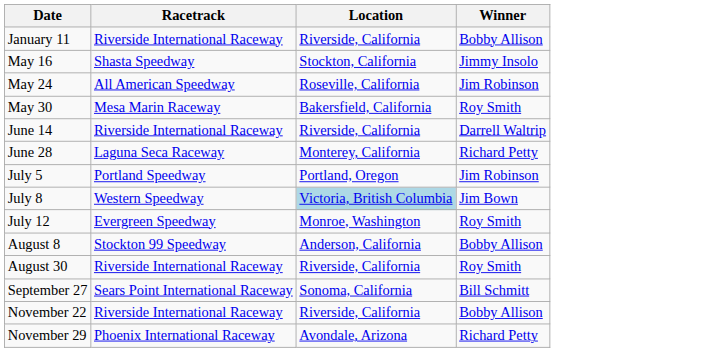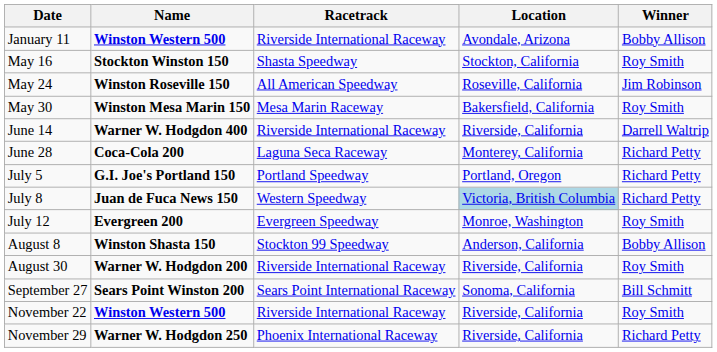+ column: (172, 15)
(360, 38) Riverside, California -> (516, 38) Avondale, Arizona
(499, 61) Jimmy Insolo -> (653, 61) Roy Smith
(499, 175) Jim Robinson -> (661, 175) Richard Petty
(489, 198) Jim Bown -> (661, 198) Richard Petty
(501, 312) Bobby Allison -> (653, 312) Roy Smith
(353, 335) Avondale, Arizona -> (523, 335) Riverside, California
